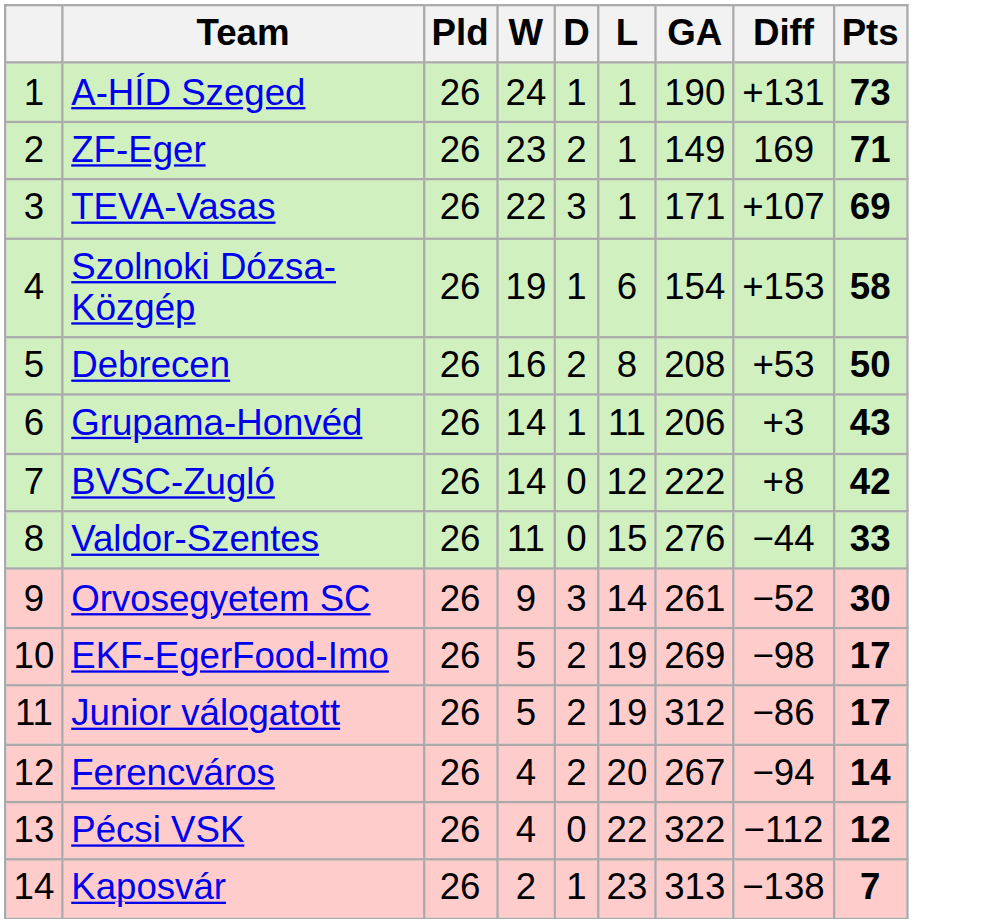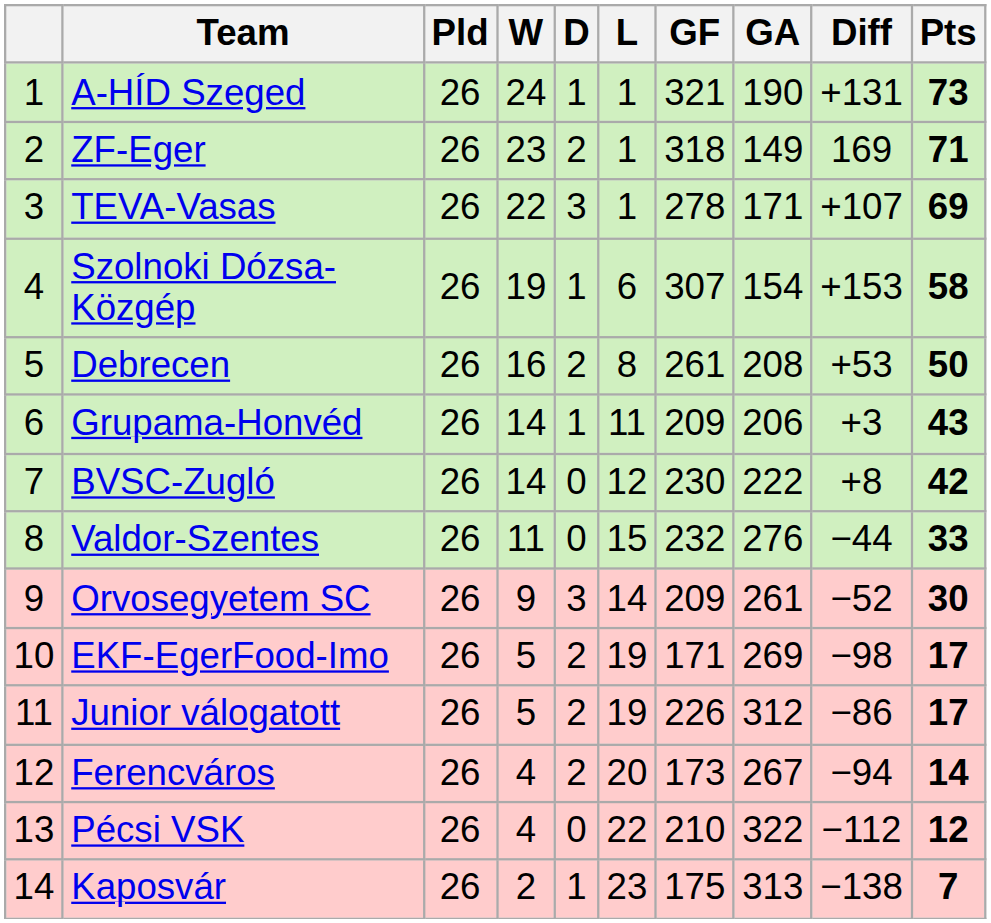+ column: (695, 33)
